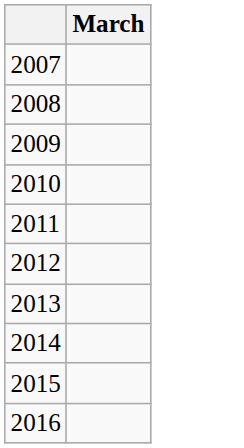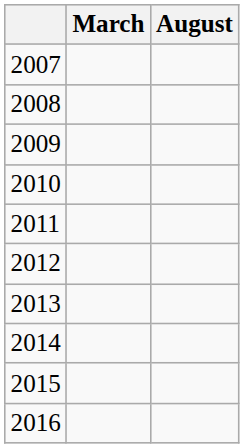+ column: (194, 24)
